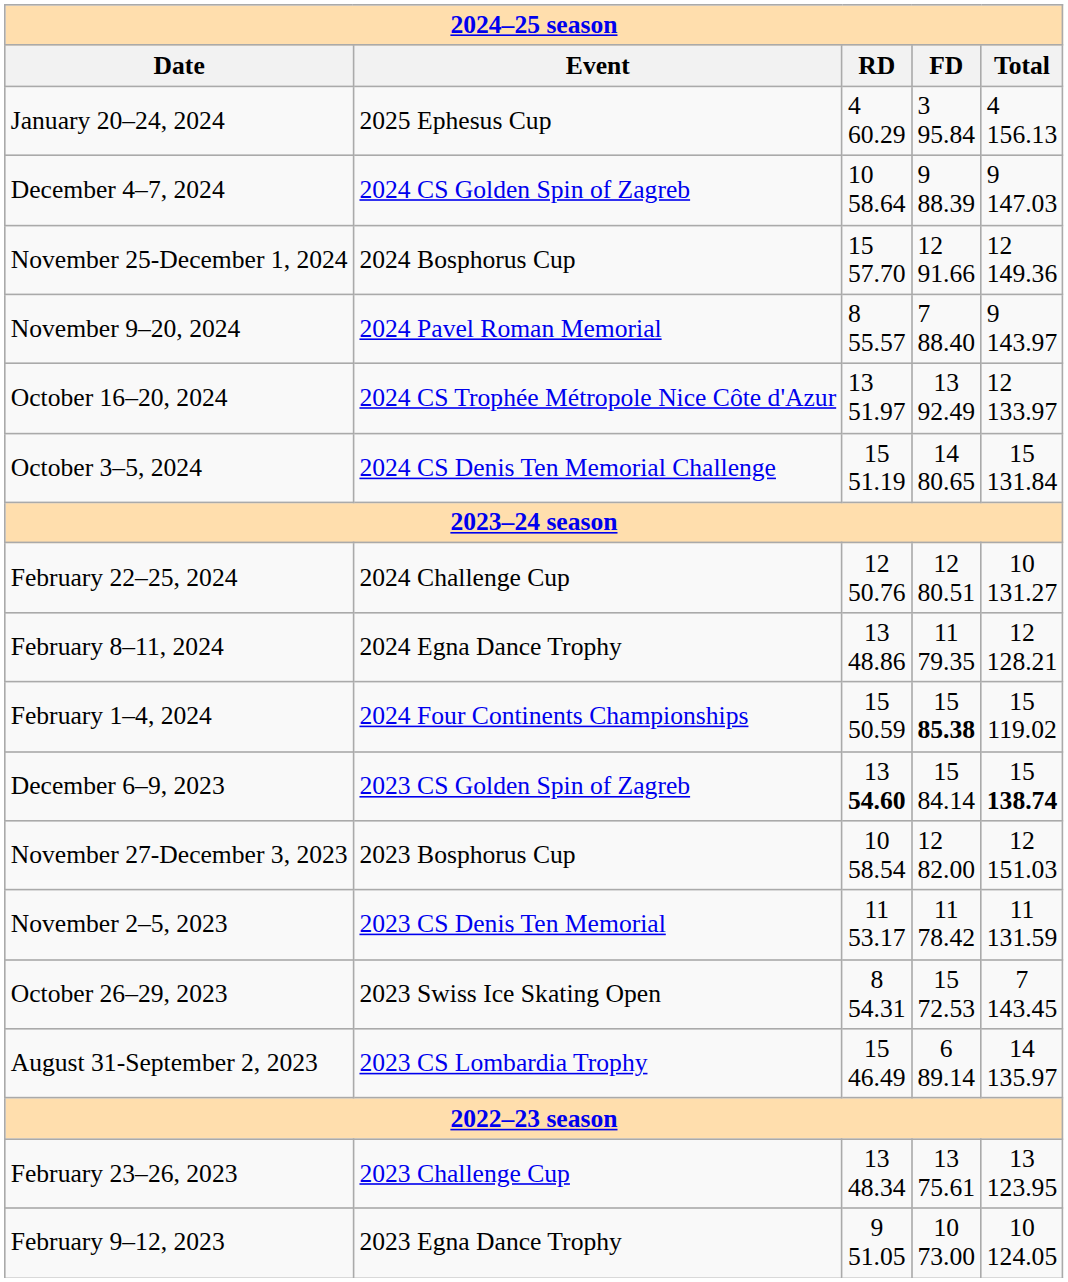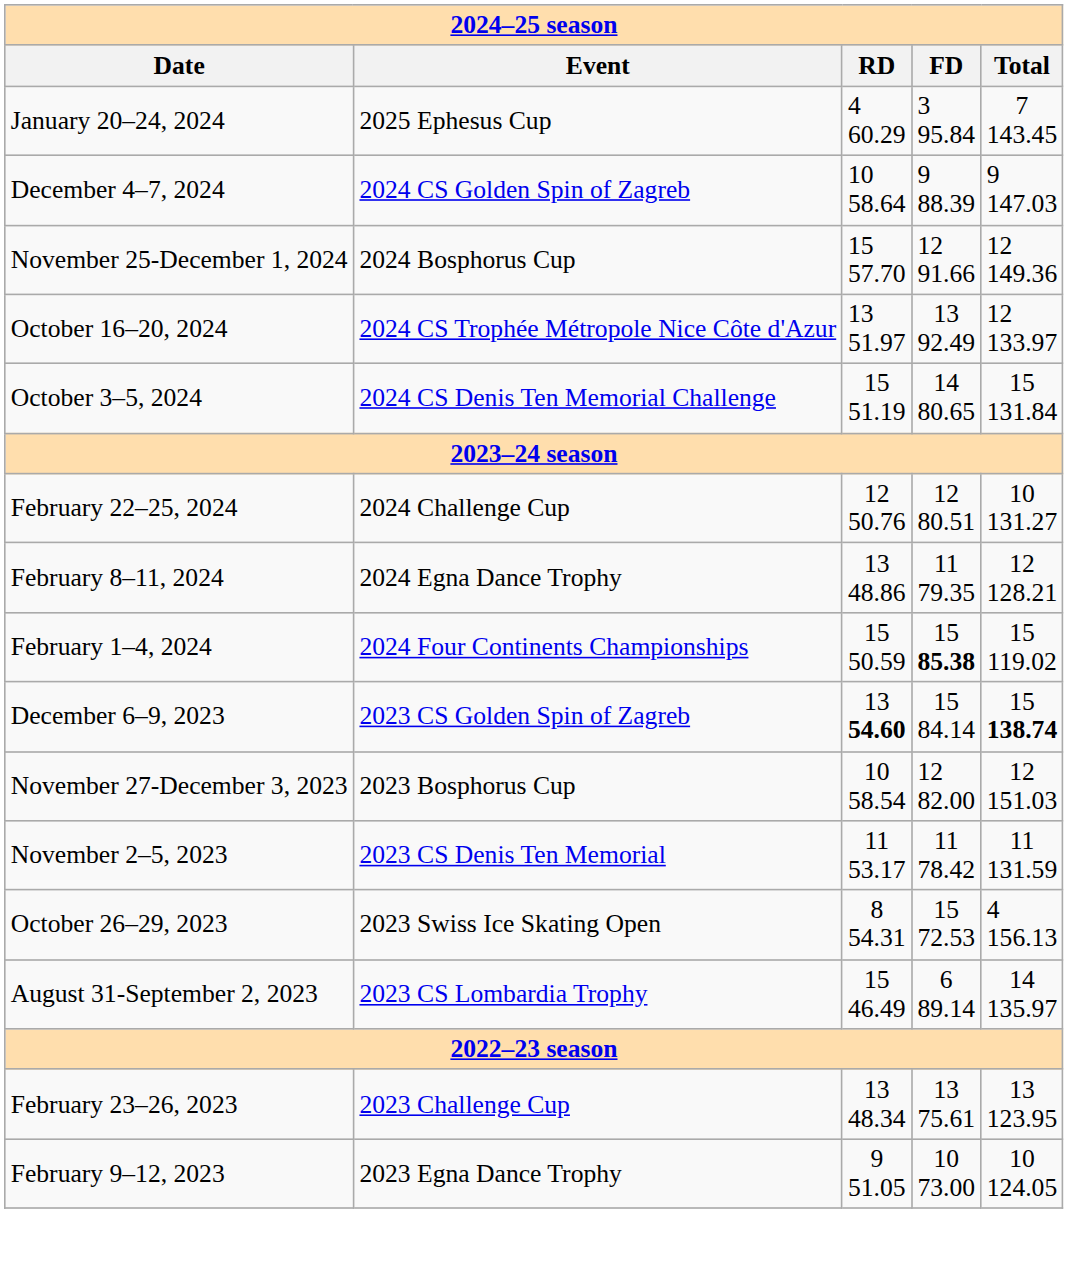(1022, 120) 4 156.13 -> (1022, 120) 7 143.45
- row: (126, 328)
(1022, 993) 7 143.45 -> (1022, 924) 4 156.13
